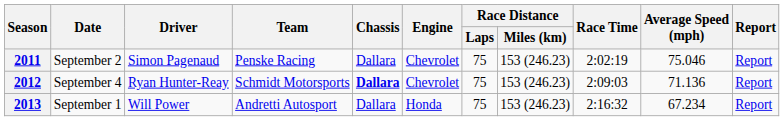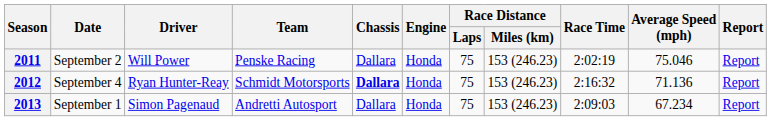(174, 60) Simon Pagenaud -> (159, 60) Will Power
(432, 60) Chevrolet -> (424, 60) Honda
(432, 82) Chevrolet -> (424, 82) Honda
(607, 82) 2:09:03 -> (594, 82) 2:16:32
(159, 105) Will Power -> (174, 105) Simon Pagenaud
(607, 105) 2:16:32 -> (594, 105) 2:09:03
